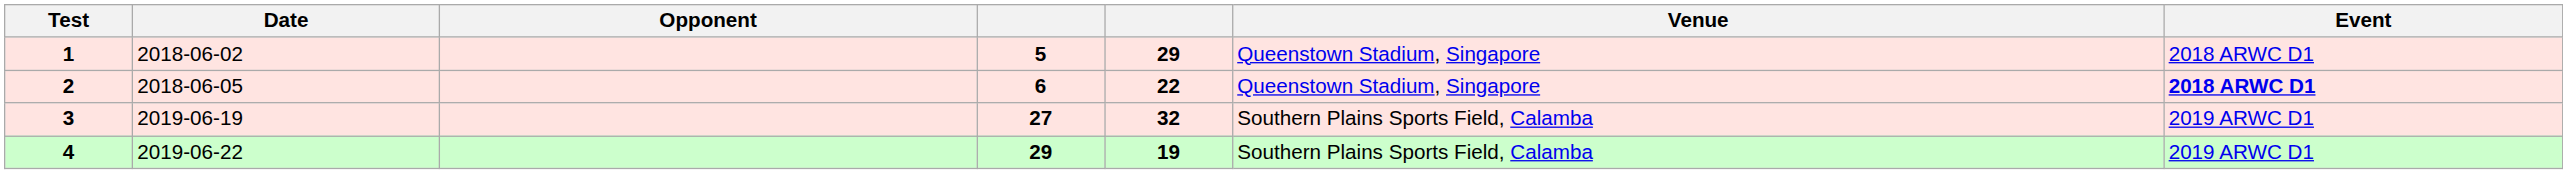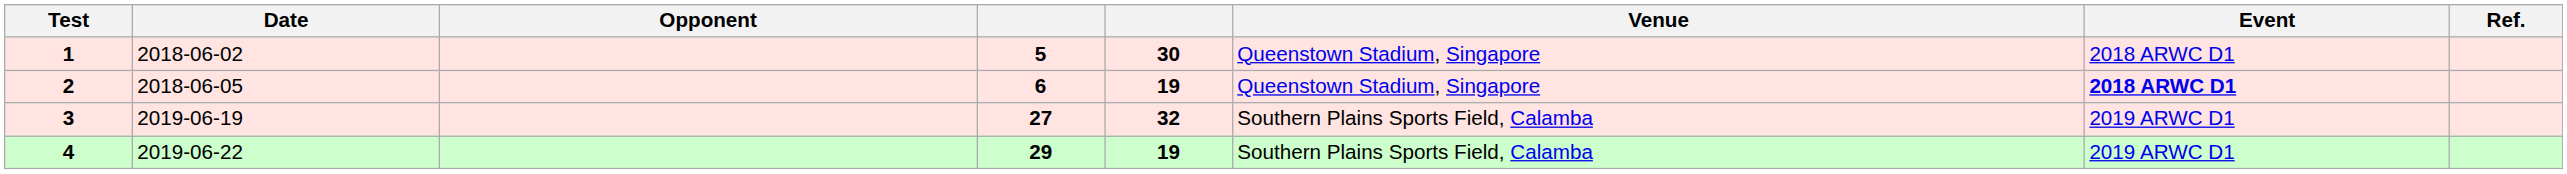+ column: (2506, 20)
(1169, 53) 29 -> (1169, 53) 30
(1169, 86) 22 -> (1169, 86) 19
